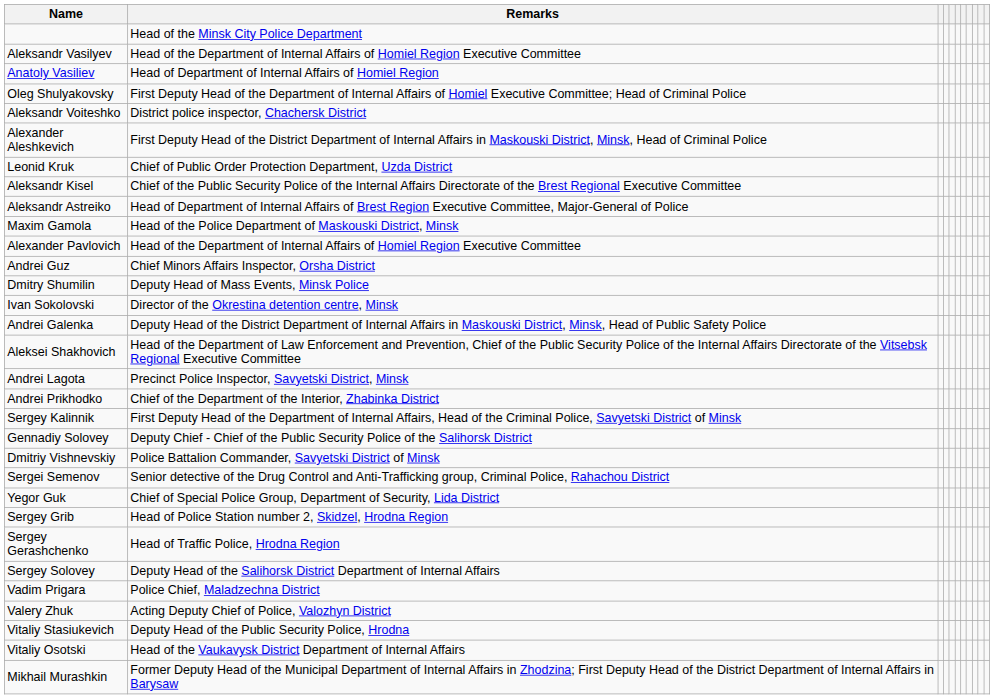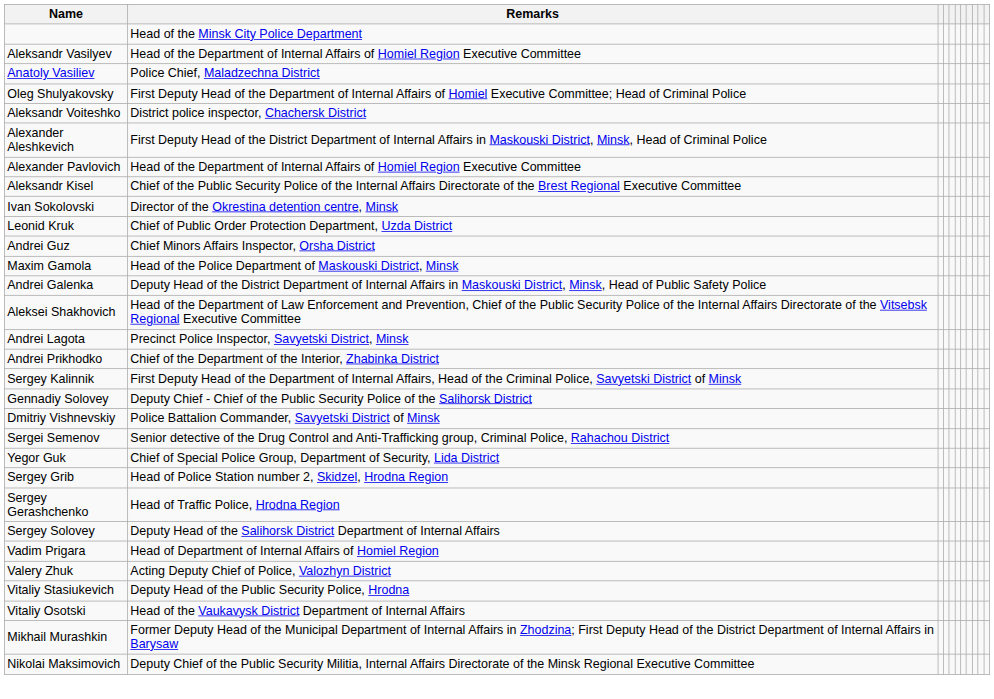(285, 73) Head of Department of Internal Affairs of Homiel Region -> (225, 73) Police Chief, Maladzechna District
rows swapped: (64, 246) <-> (41, 166)
- row: (59, 206)
rows swapped: (51, 305) <-> (49, 226)
- row: (51, 285)
(225, 590) Police Chief, Maladzechna District -> (285, 551) Head of Department of Internal Affairs of Homiel Region
+ row: (64, 664)
